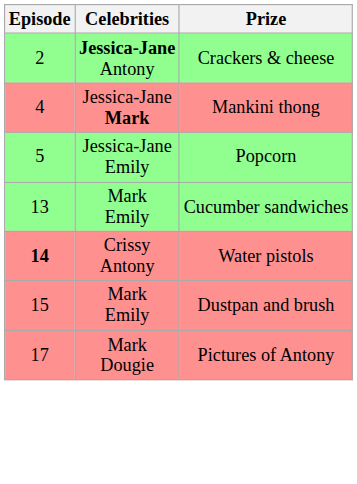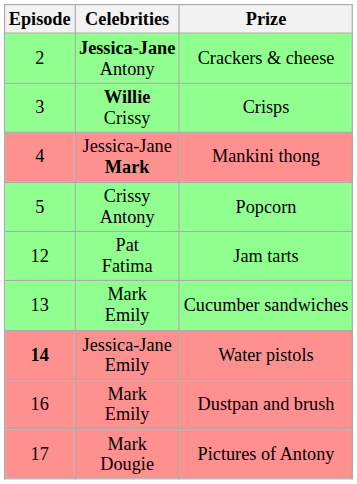+ row: (266, 107)
(127, 157) Jessica-Jane Emily -> (127, 206) Crissy Antony
+ row: (266, 255)
(127, 255) Crissy Antony -> (127, 354) Jessica-Jane Emily
(40, 305) 15 -> (40, 404) 16
